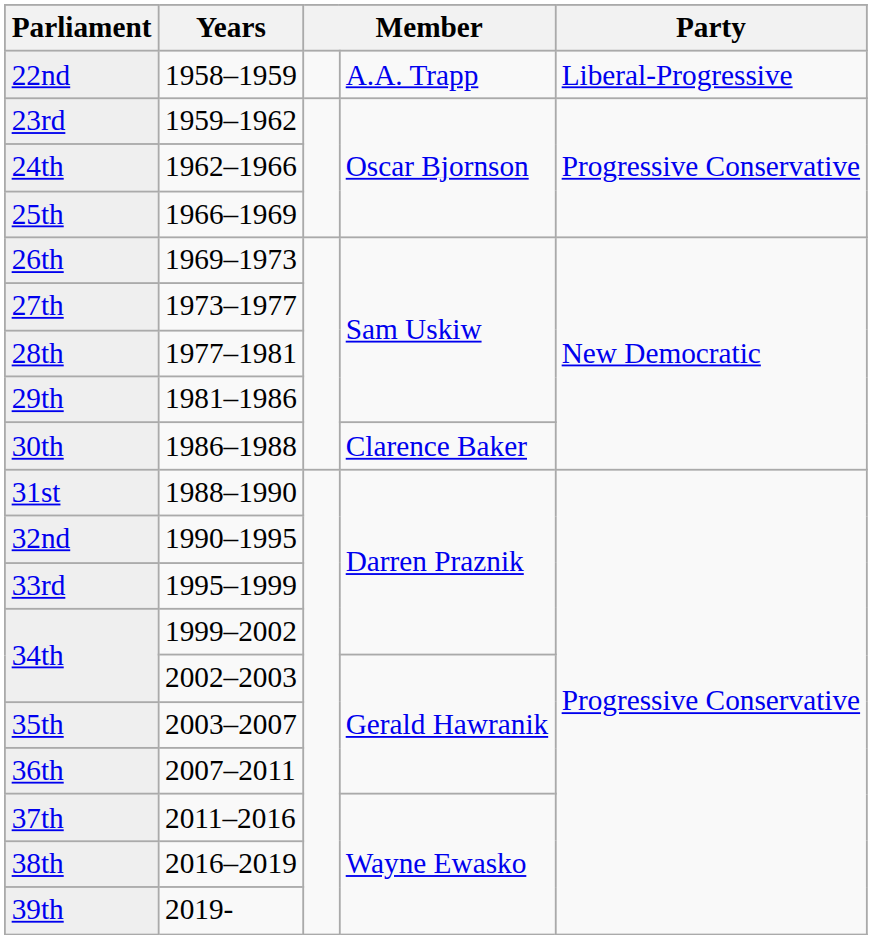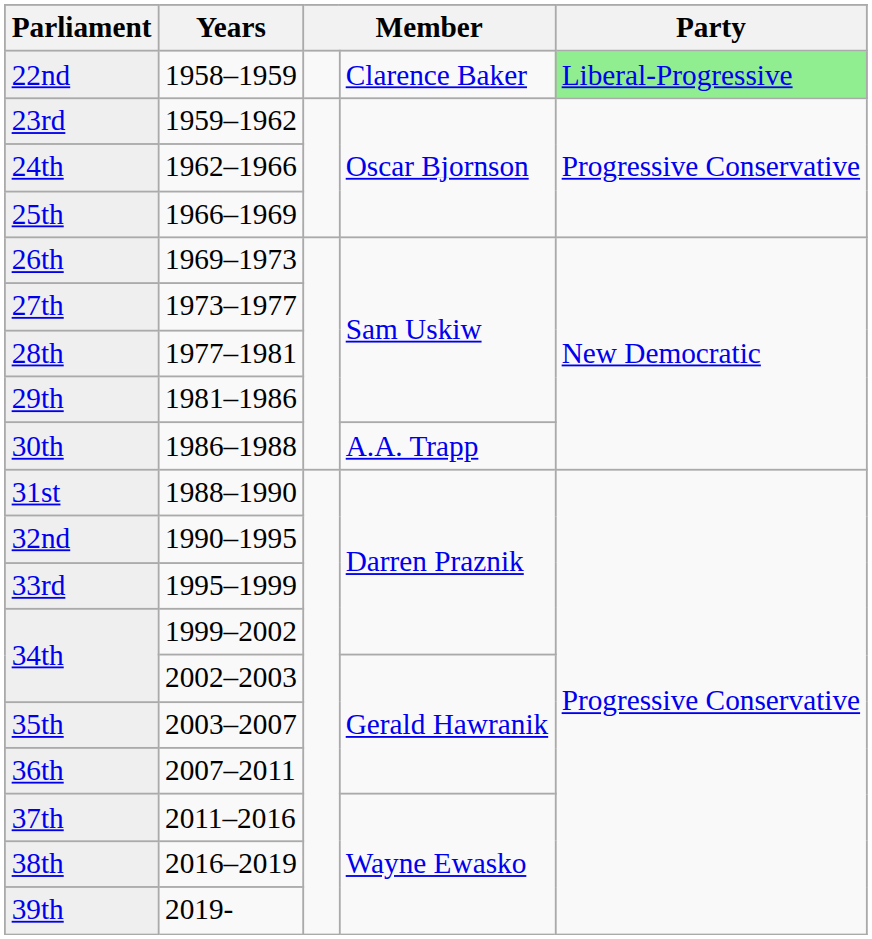(412, 74) A.A. Trapp -> (436, 74) Clarence Baker
(677, 74) no background -> (677, 74) lightgreen background
(436, 445) Clarence Baker -> (412, 445) A.A. Trapp
